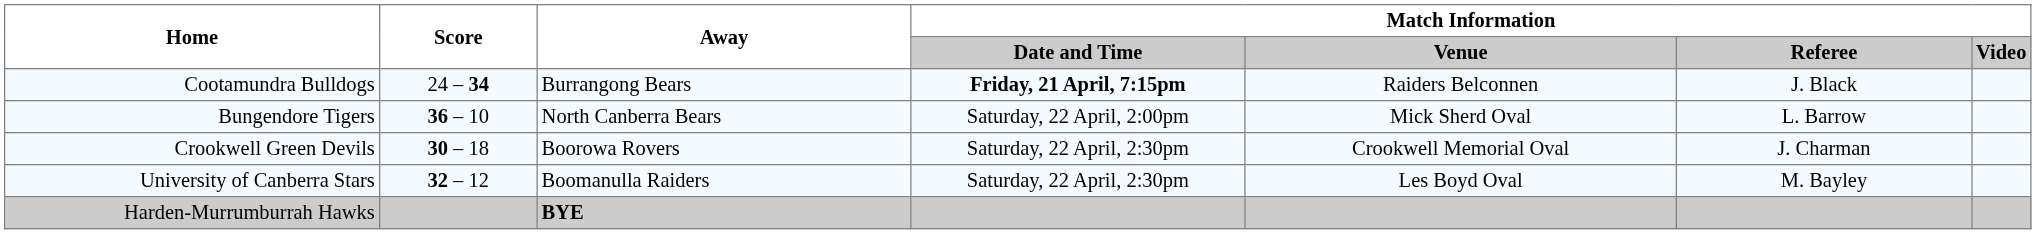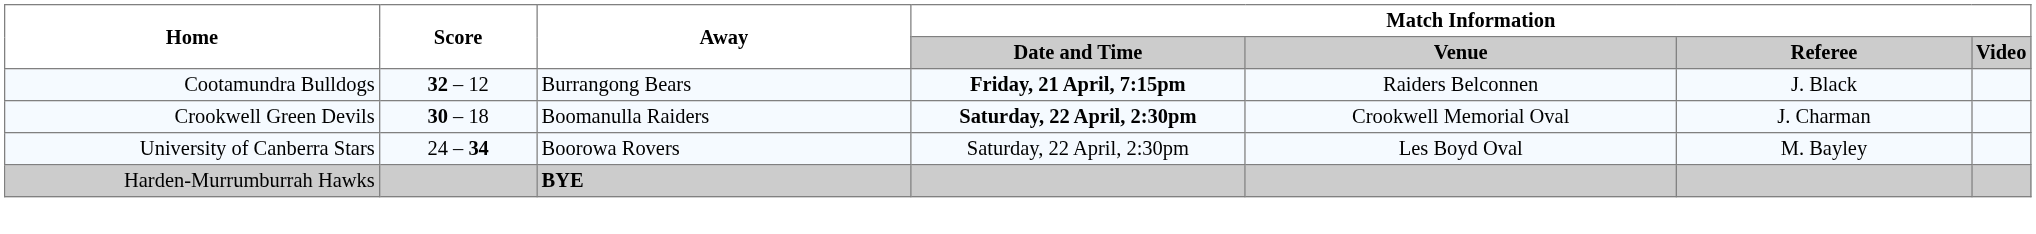(458, 84) 24 – 34 -> (458, 84) 32 – 12
- row: (297, 116)
(611, 148) Boorowa Rovers -> (625, 116) Boomanulla Raiders
(1078, 148) normal -> (1078, 116) bold
(458, 180) 32 – 12 -> (458, 148) 24 – 34
(625, 180) Boomanulla Raiders -> (611, 148) Boorowa Rovers
